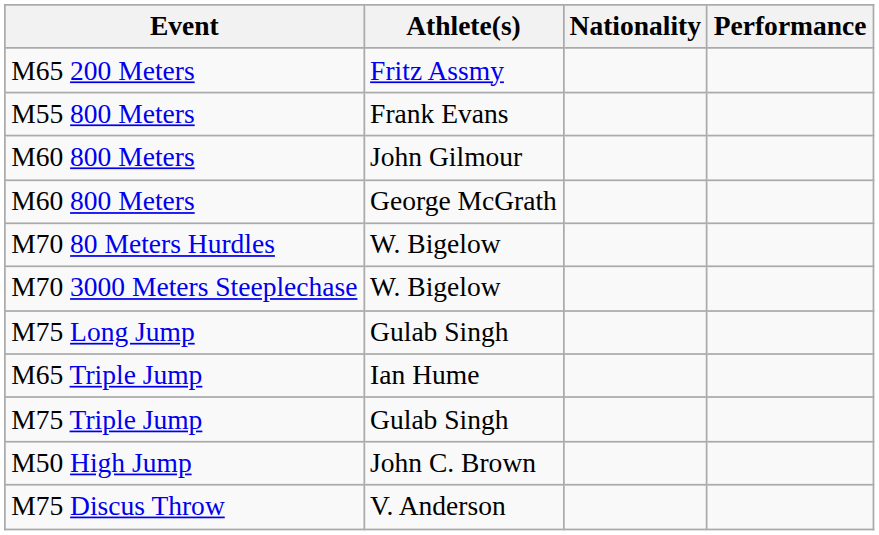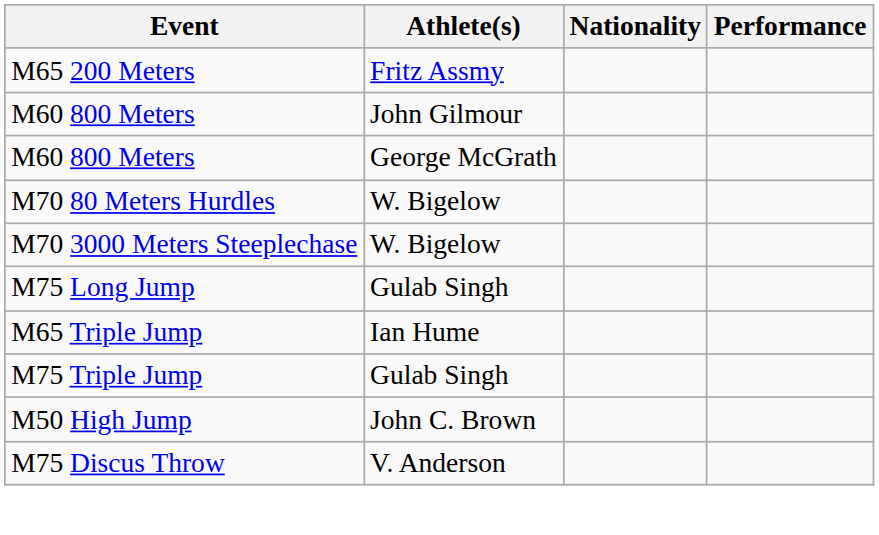- row: (103, 113)
